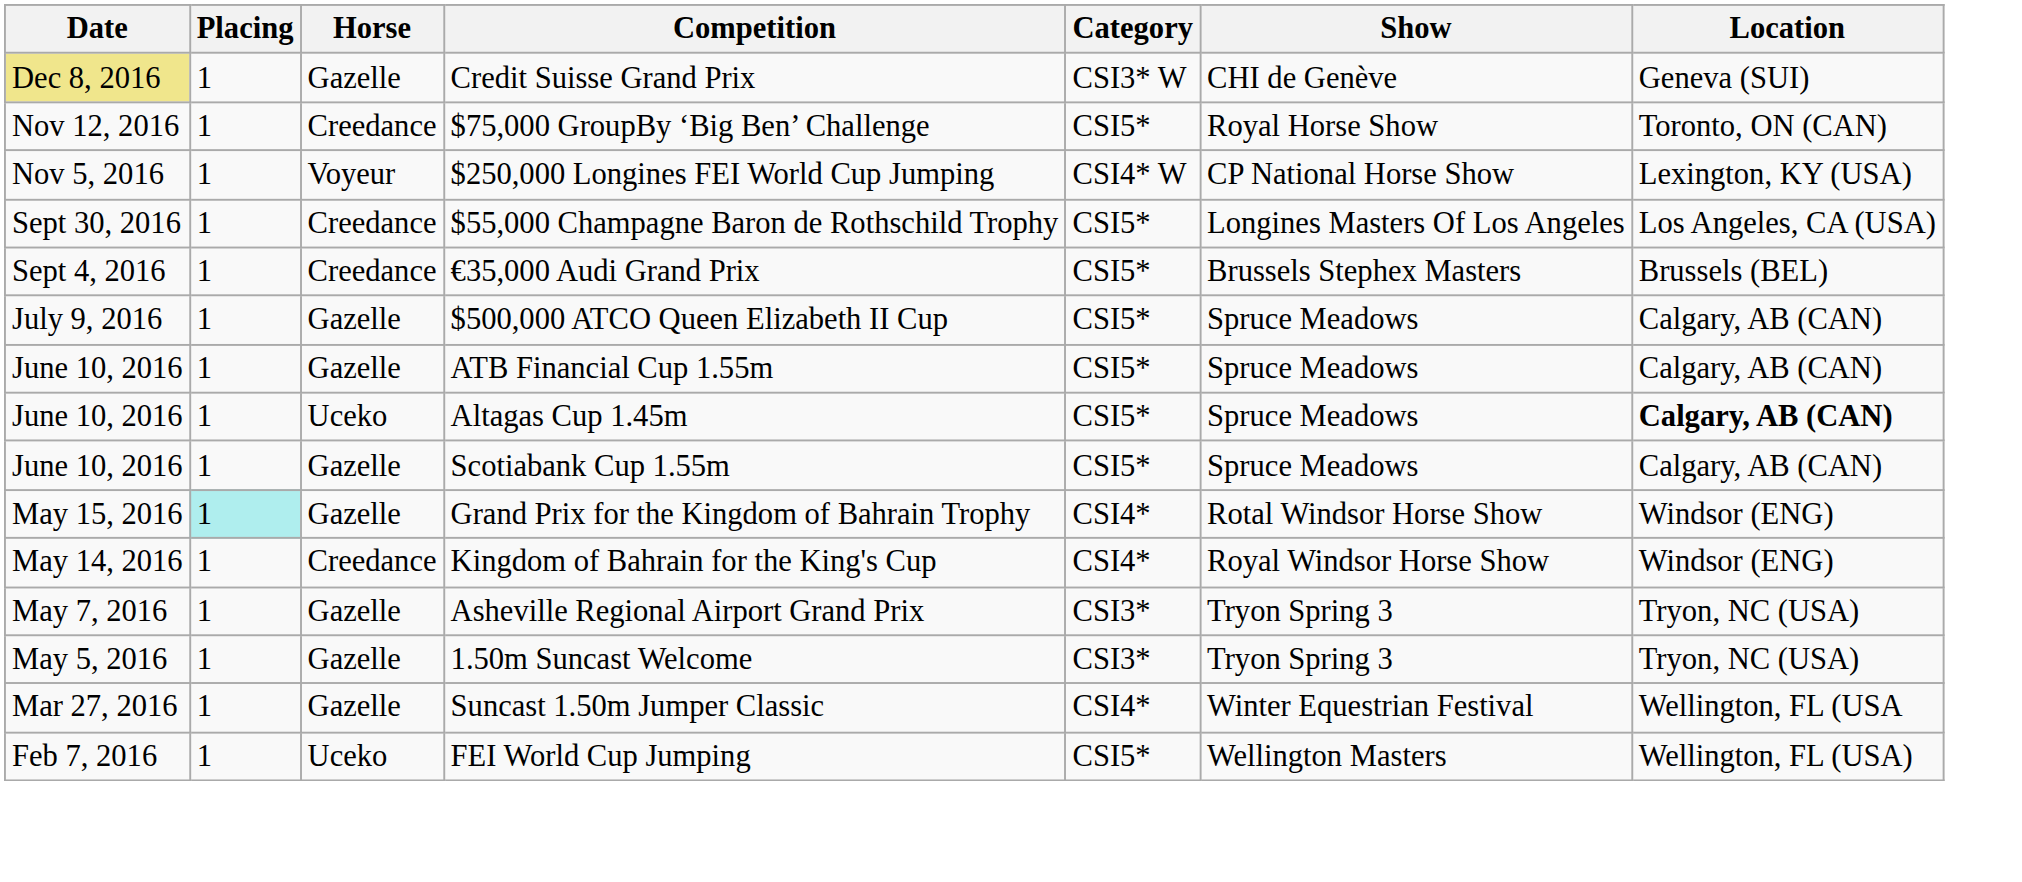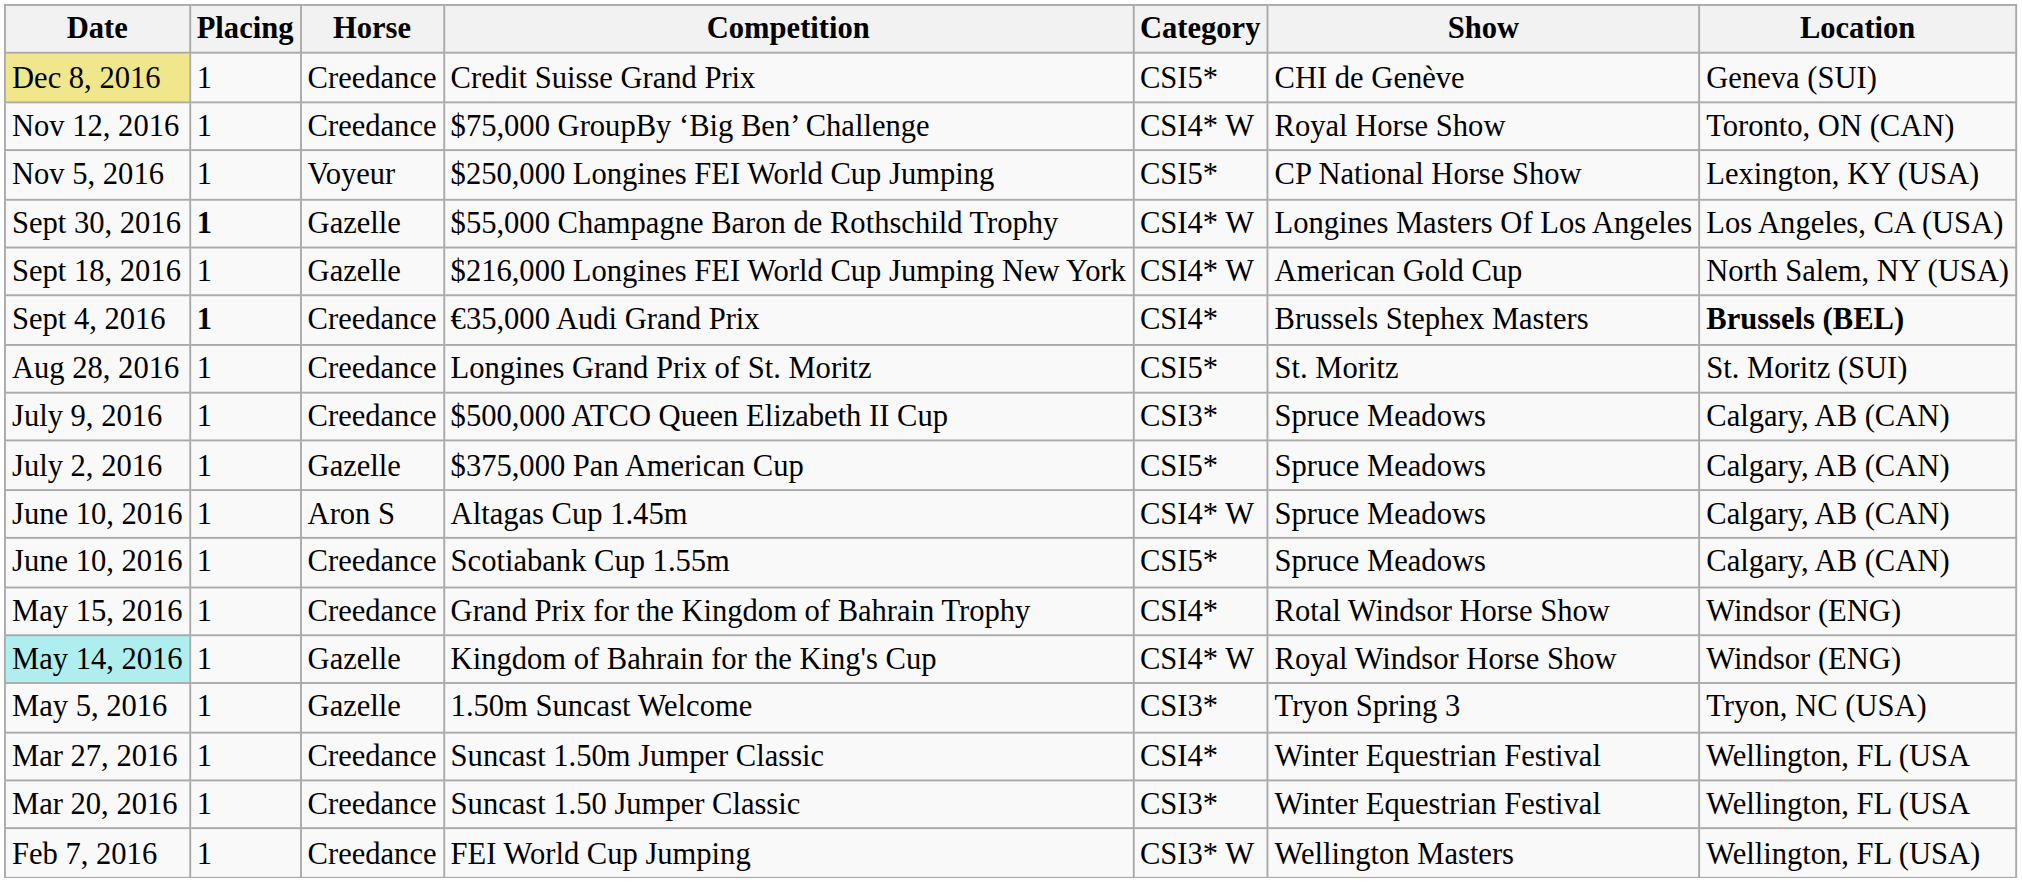(354, 77) Gazelle -> (372, 77) Creedance
(1130, 77) CSI3* W -> (1179, 77) CSI5*
(1112, 125) CSI5* -> (1197, 125) CSI4* W
(1130, 174) CSI4* W -> (1179, 174) CSI5*
(204, 222) normal -> (204, 222) bold
(372, 222) Creedance -> (354, 222) Gazelle
(1112, 222) CSI5* -> (1197, 222) CSI4* W
+ row: (788, 271)
(204, 271) normal -> (204, 319) bold
(1112, 271) CSI5* -> (1179, 319) CSI4*
(1733, 271) normal -> (1805, 319) bold
+ row: (661, 367)
(354, 319) Gazelle -> (372, 416) Creedance
(1112, 319) CSI5* -> (1179, 416) CSI3*
+ row: (627, 464)
- row: (612, 367)
(347, 416) Uceko -> (351, 513) Aron S
(1112, 416) CSI5* -> (1197, 513) CSI4* W
(1766, 416) bold -> (1828, 513) normal
(354, 464) Gazelle -> (372, 561) Creedance
(204, 513) paleturquoise background -> (204, 610) no background
(354, 513) Gazelle -> (372, 610) Creedance
(97, 561) no background -> (97, 658) paleturquoise background
(372, 561) Creedance -> (354, 658) Gazelle
(1112, 561) CSI4* -> (1197, 658) CSI4* W
- row: (687, 610)
(354, 707) Gazelle -> (372, 755) Creedance
+ row: (625, 804)
(347, 755) Uceko -> (372, 852) Creedance
(1112, 755) CSI5* -> (1197, 852) CSI3* W
